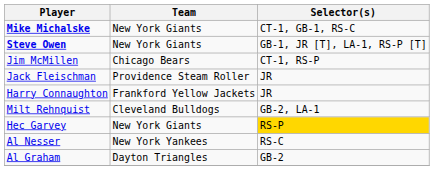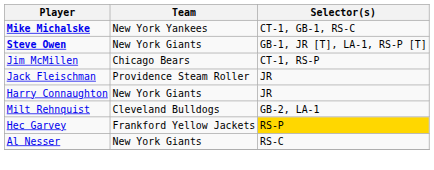(157, 29) New York Giants -> (160, 29) New York Yankees
(184, 93) Frankford Yellow Jackets -> (157, 93) New York Giants
(157, 125) New York Giants -> (184, 125) Frankford Yellow Jackets
(160, 141) New York Yankees -> (157, 141) New York Giants
- row: (34, 157)
